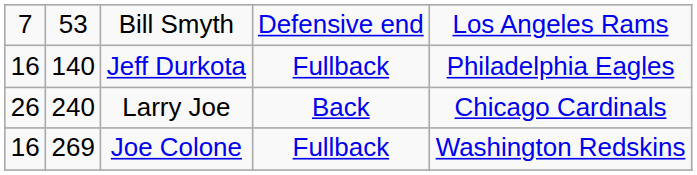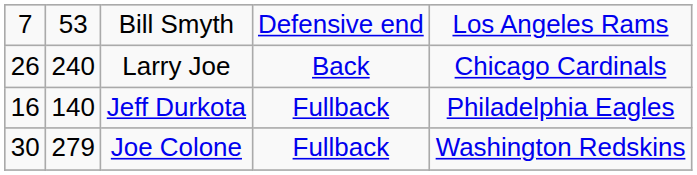rows swapped: (176, 66) <-> (176, 107)
(25, 148) 16 -> (25, 148) 30
(73, 148) 269 -> (73, 148) 279
